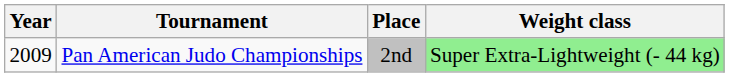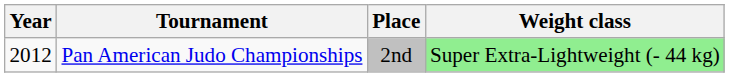(31, 54) 2009 -> (31, 54) 2012
